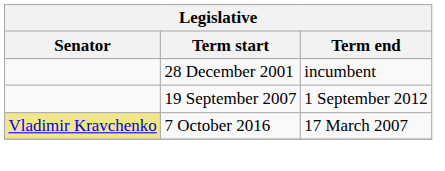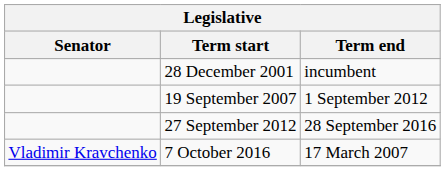+ row: (231, 125)
(83, 125) khaki background -> (83, 152) no background
